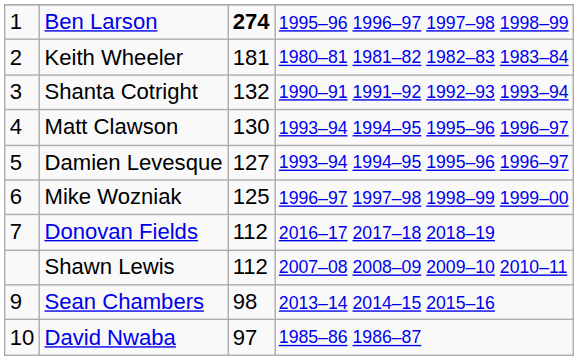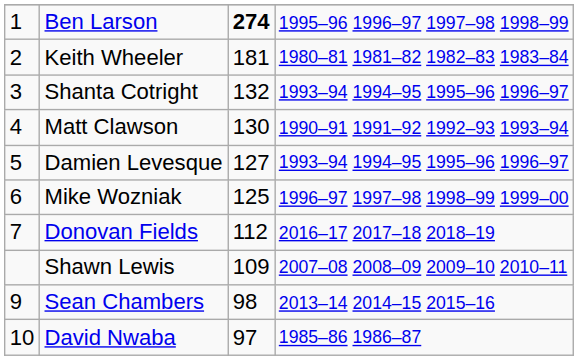(424, 92) 1990–91 1991–92 1992–93 1993–94 -> (424, 92) 1993–94 1994–95 1995–96 1996–97
(424, 127) 1993–94 1994–95 1995–96 1996–97 -> (424, 127) 1990–91 1991–92 1992–93 1993–94
(250, 267) 112 -> (251, 267) 109
